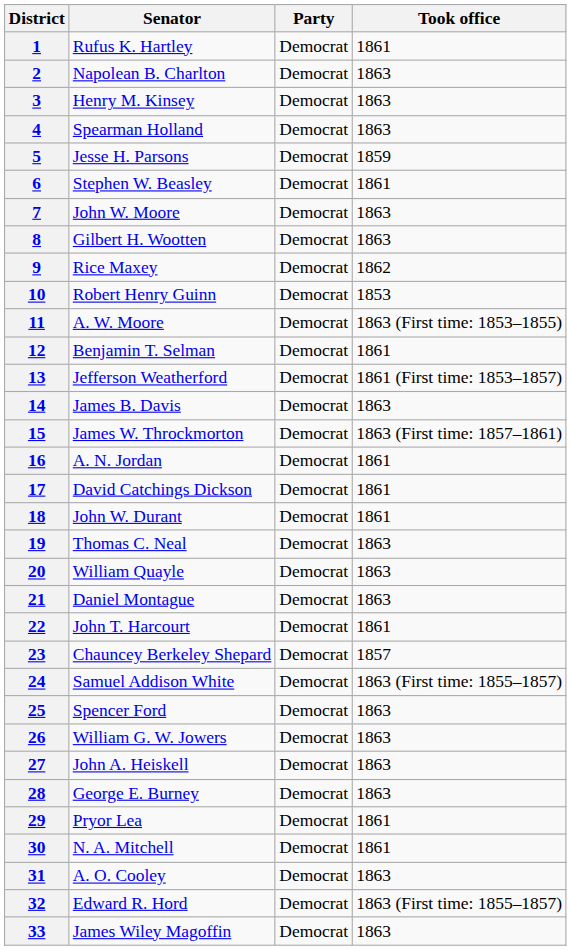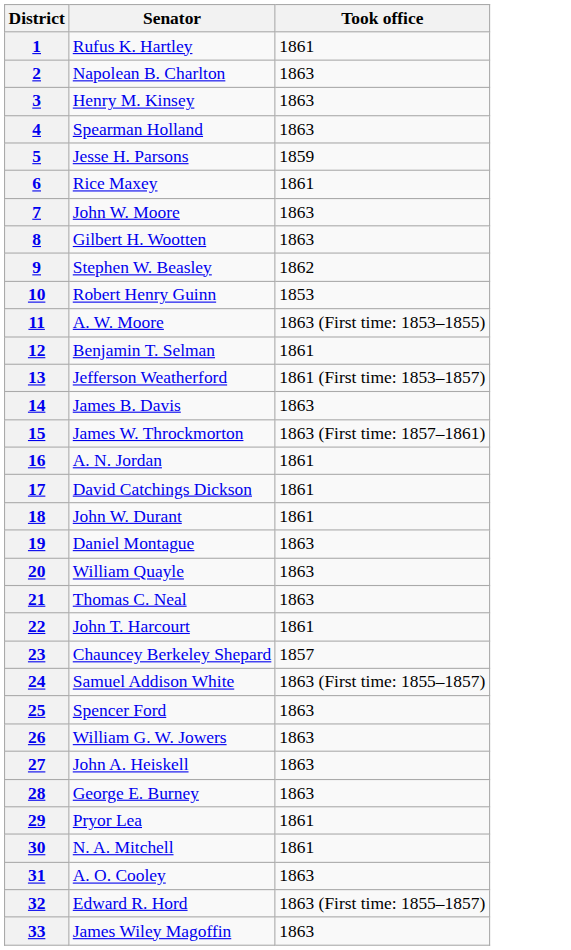- column: (314, 18)
(142, 184) Stephen W. Beasley -> (115, 184) Rice Maxey
(115, 267) Rice Maxey -> (142, 267) Stephen W. Beasley
(130, 543) Thomas C. Neal -> (134, 543) Daniel Montague
(134, 599) Daniel Montague -> (130, 599) Thomas C. Neal
